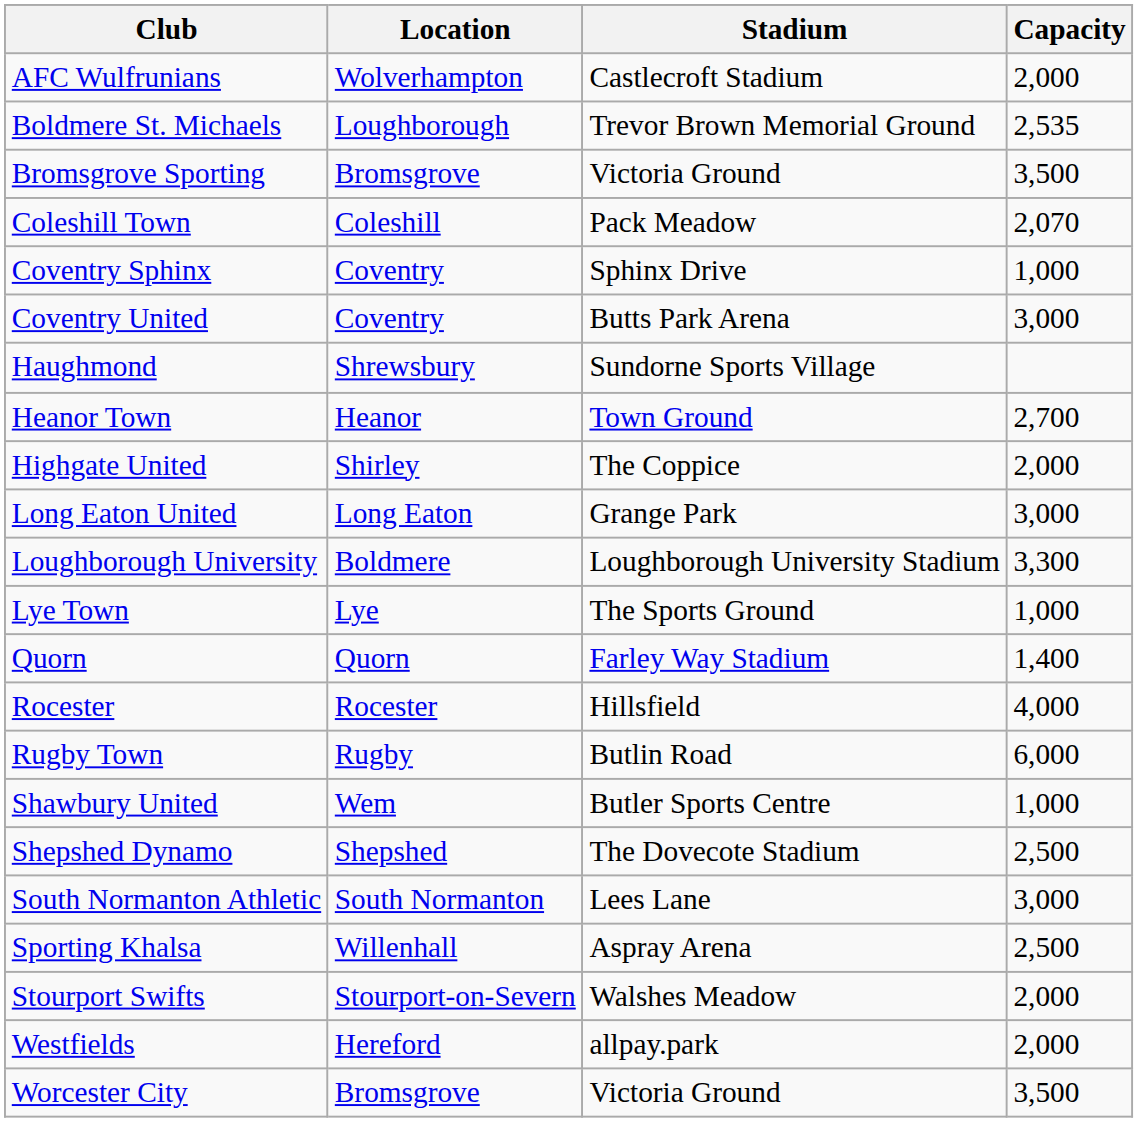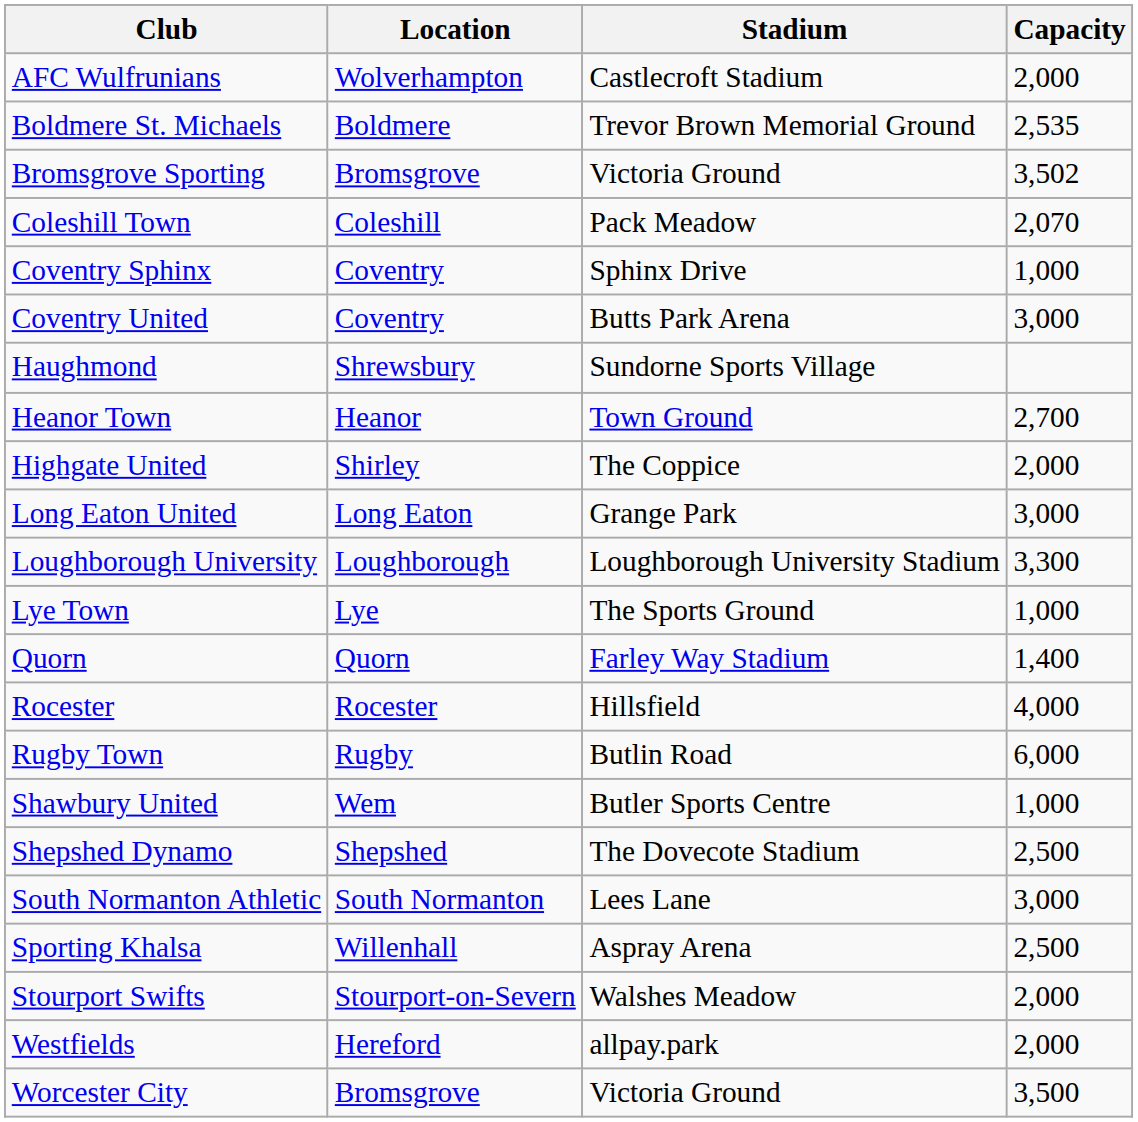(422, 125) Loughborough -> (393, 125) Boldmere
(1046, 173) 3,500 -> (1046, 173) 3,502
(393, 560) Boldmere -> (422, 560) Loughborough
